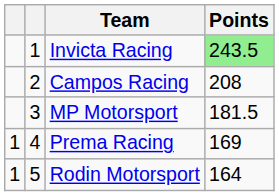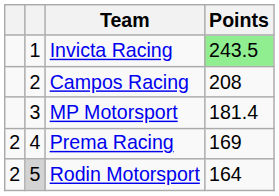(234, 112) 181.5 -> (234, 112) 181.4
(15, 143) 1 -> (15, 143) 2
(15, 174) 1 -> (15, 174) 2
(35, 174) no background -> (35, 174) lightgrey background
